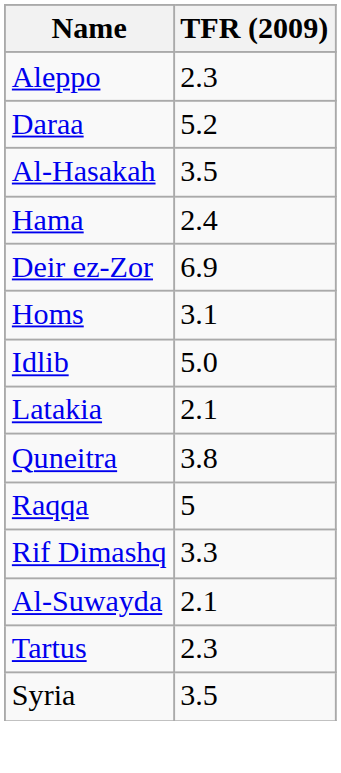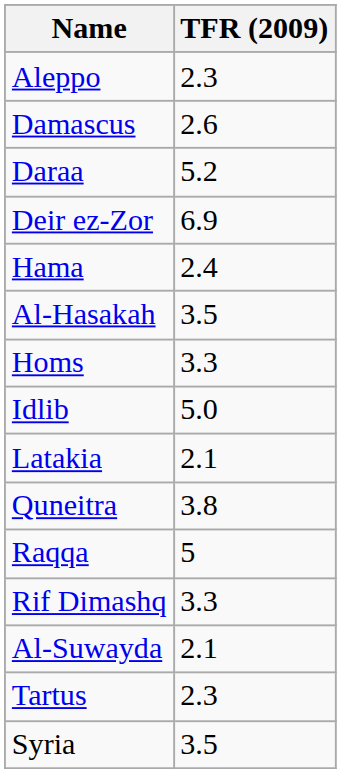+ row: (74, 123)
rows swapped: (82, 266) <-> (84, 171)
(199, 314) 3.1 -> (199, 362) 3.3
